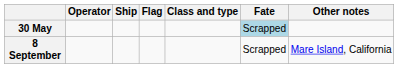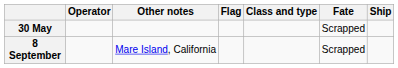columns swapped: (126, 12) <-> (341, 12)
(264, 28) lightblue background -> (343, 28) no background
